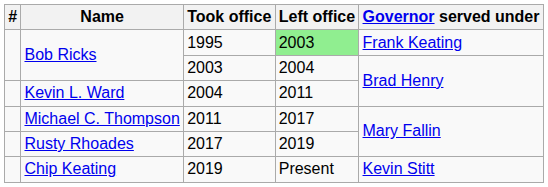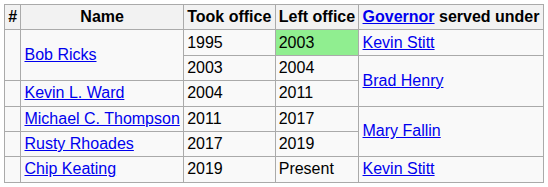(412, 42) Frank Keating -> (399, 42) Kevin Stitt
